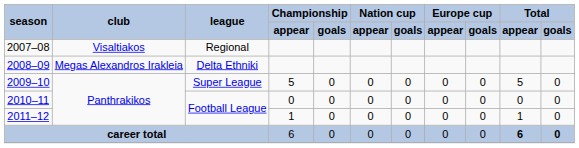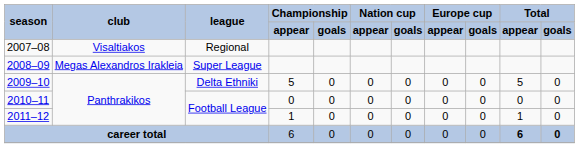(227, 65) Delta Ethniki -> (227, 65) Super League
(227, 83) Super League -> (227, 83) Delta Ethniki
